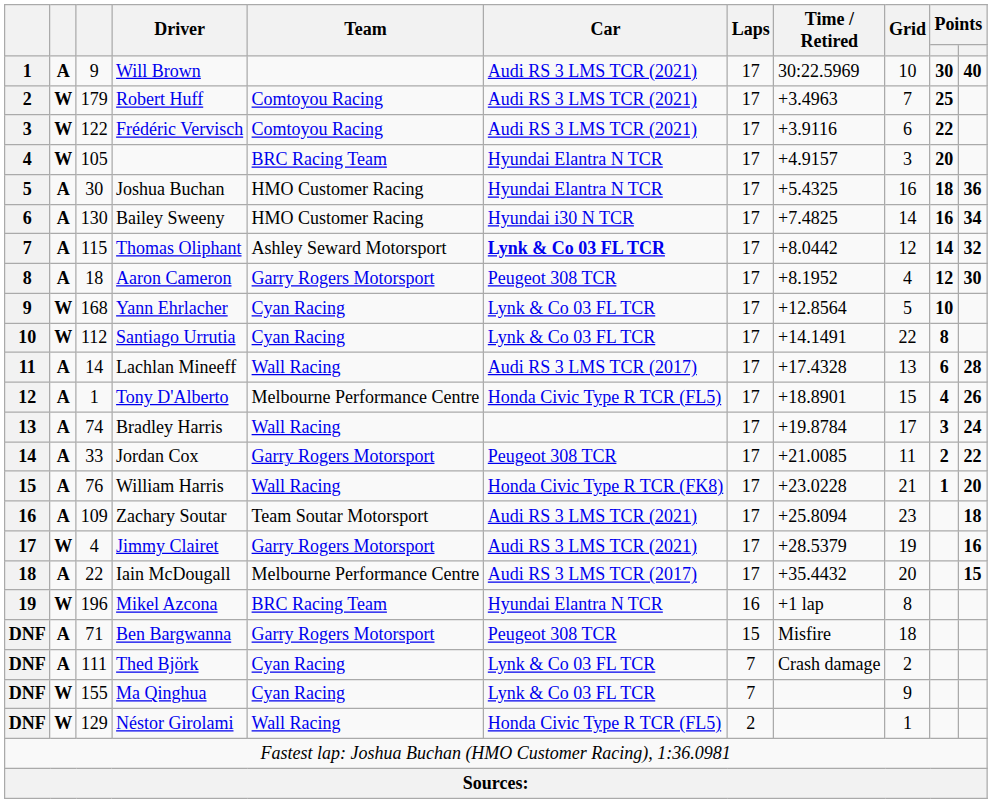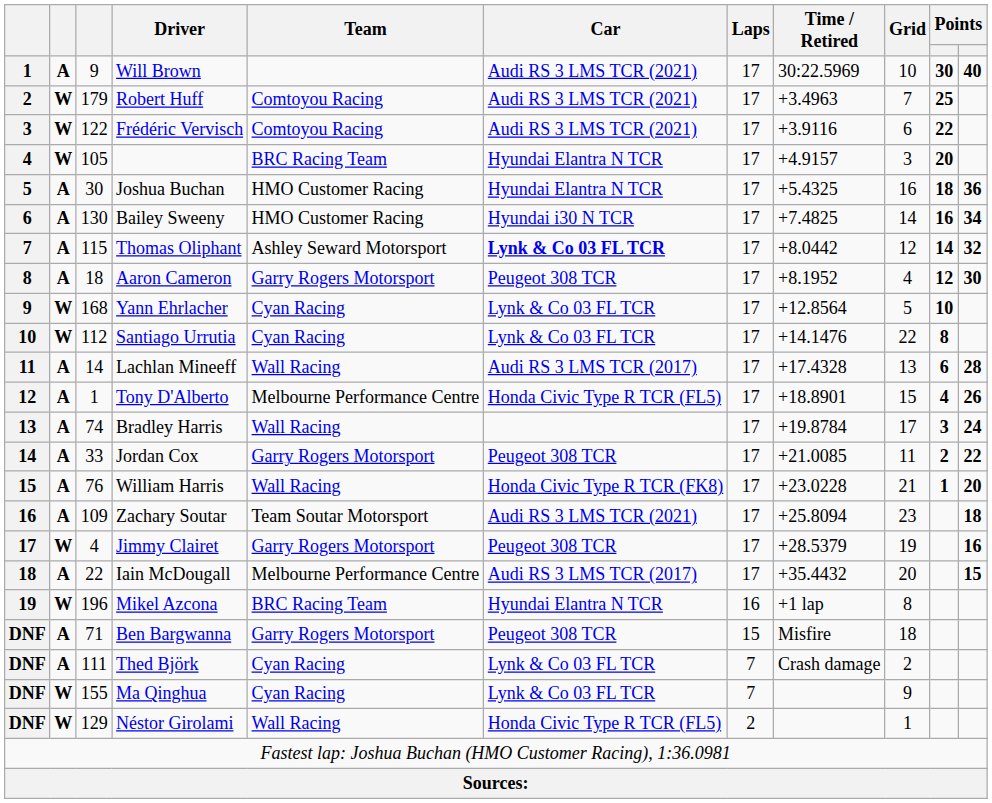(812, 337) +14.1491 -> (812, 337) +14.1476
(592, 545) Audi RS 3 LMS TCR (2021) -> (552, 545) Peugeot 308 TCR
